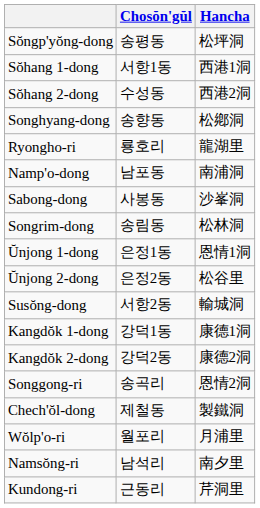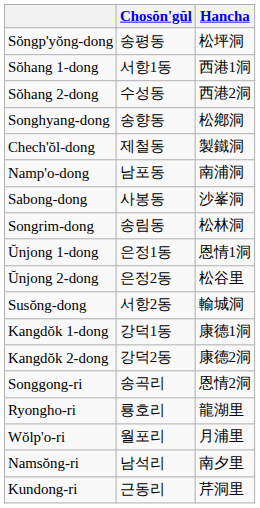rows swapped: (51, 410) <-> (42, 146)
